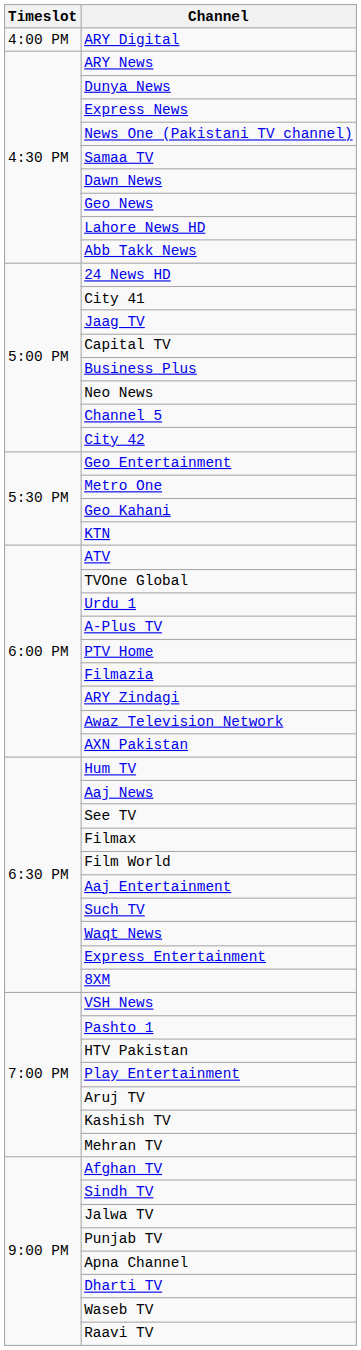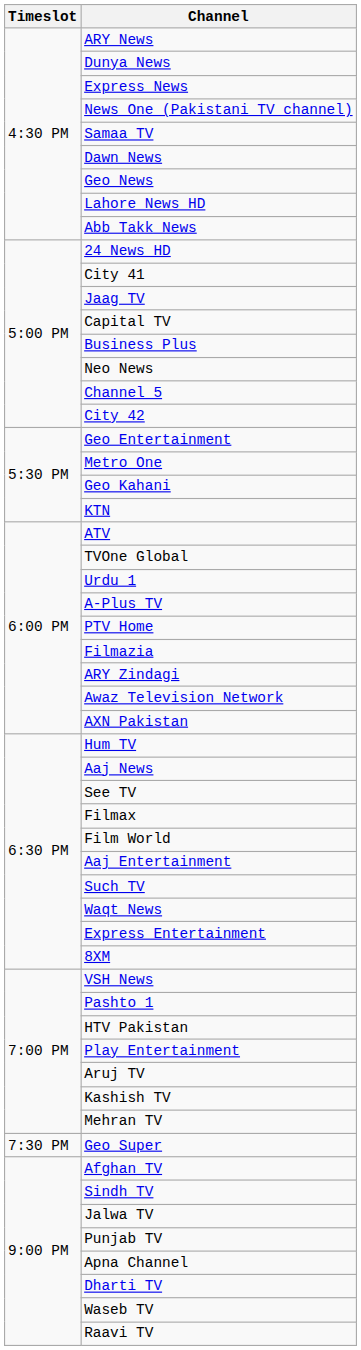- row: (132, 40)
+ row: (123, 1145)
